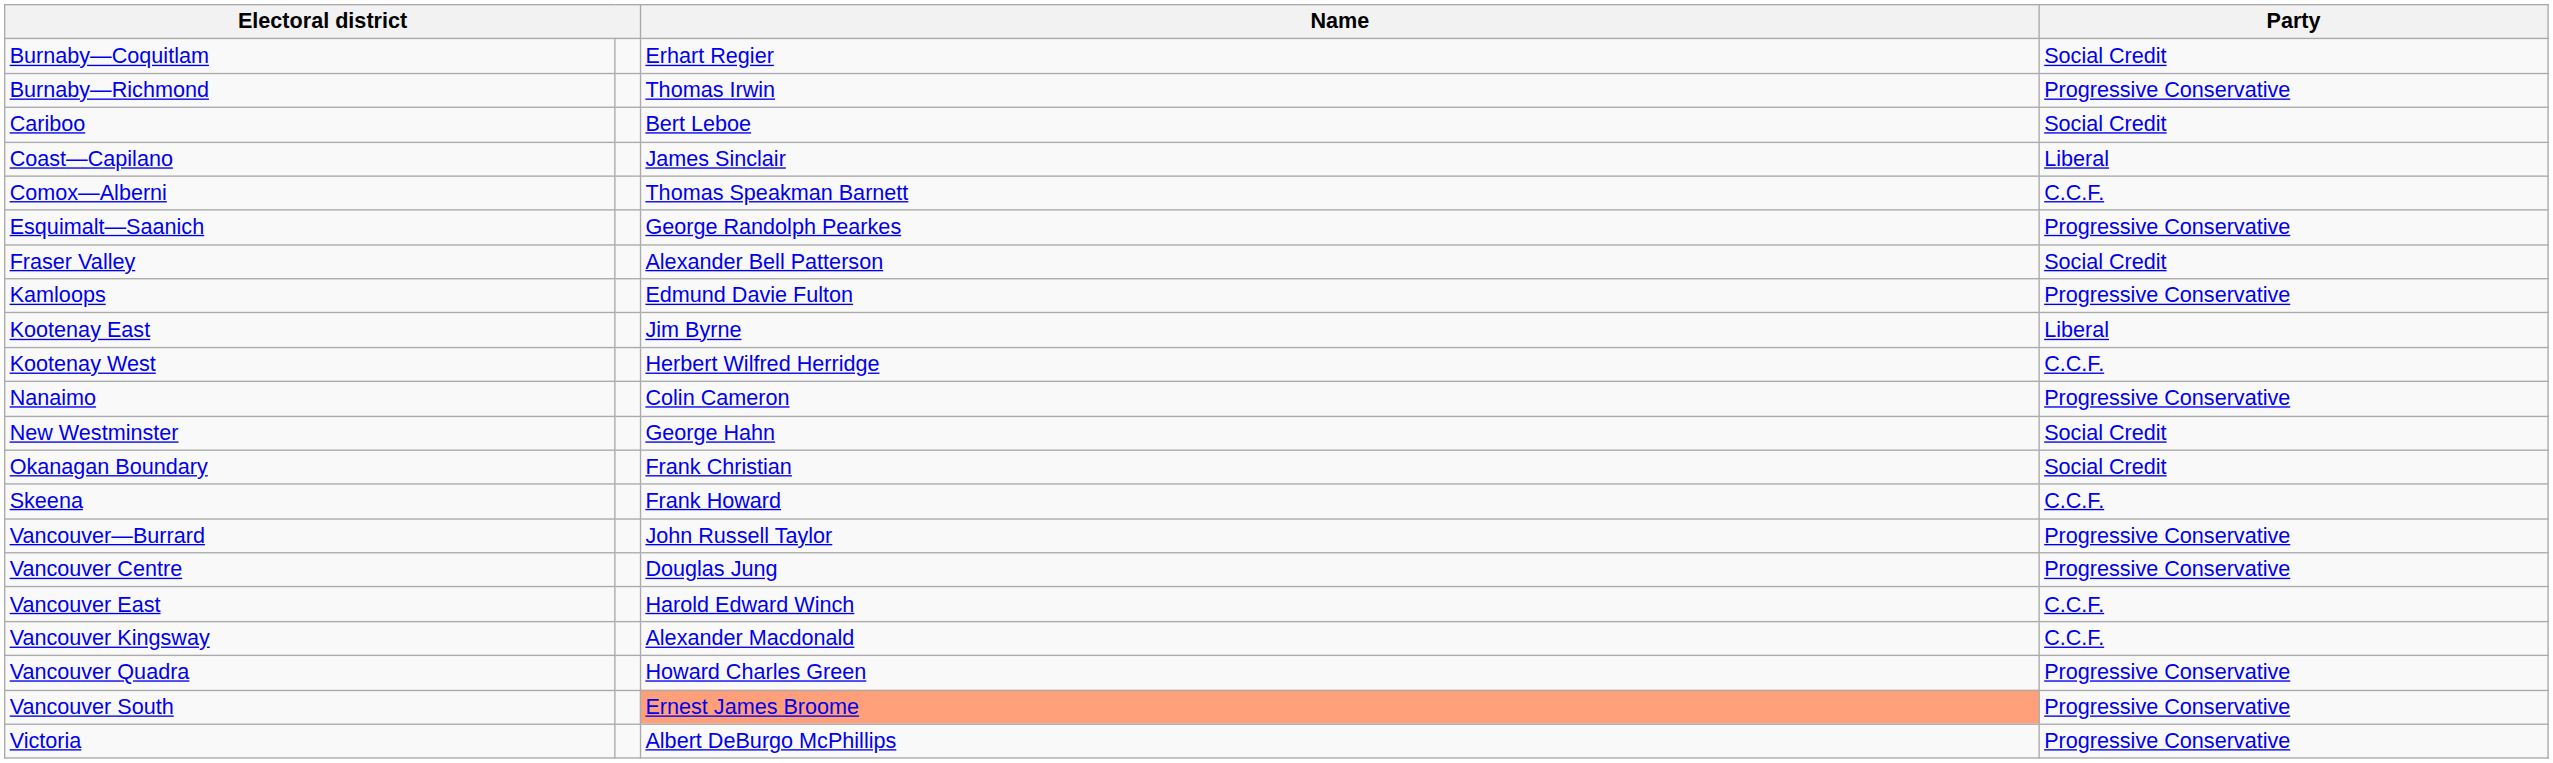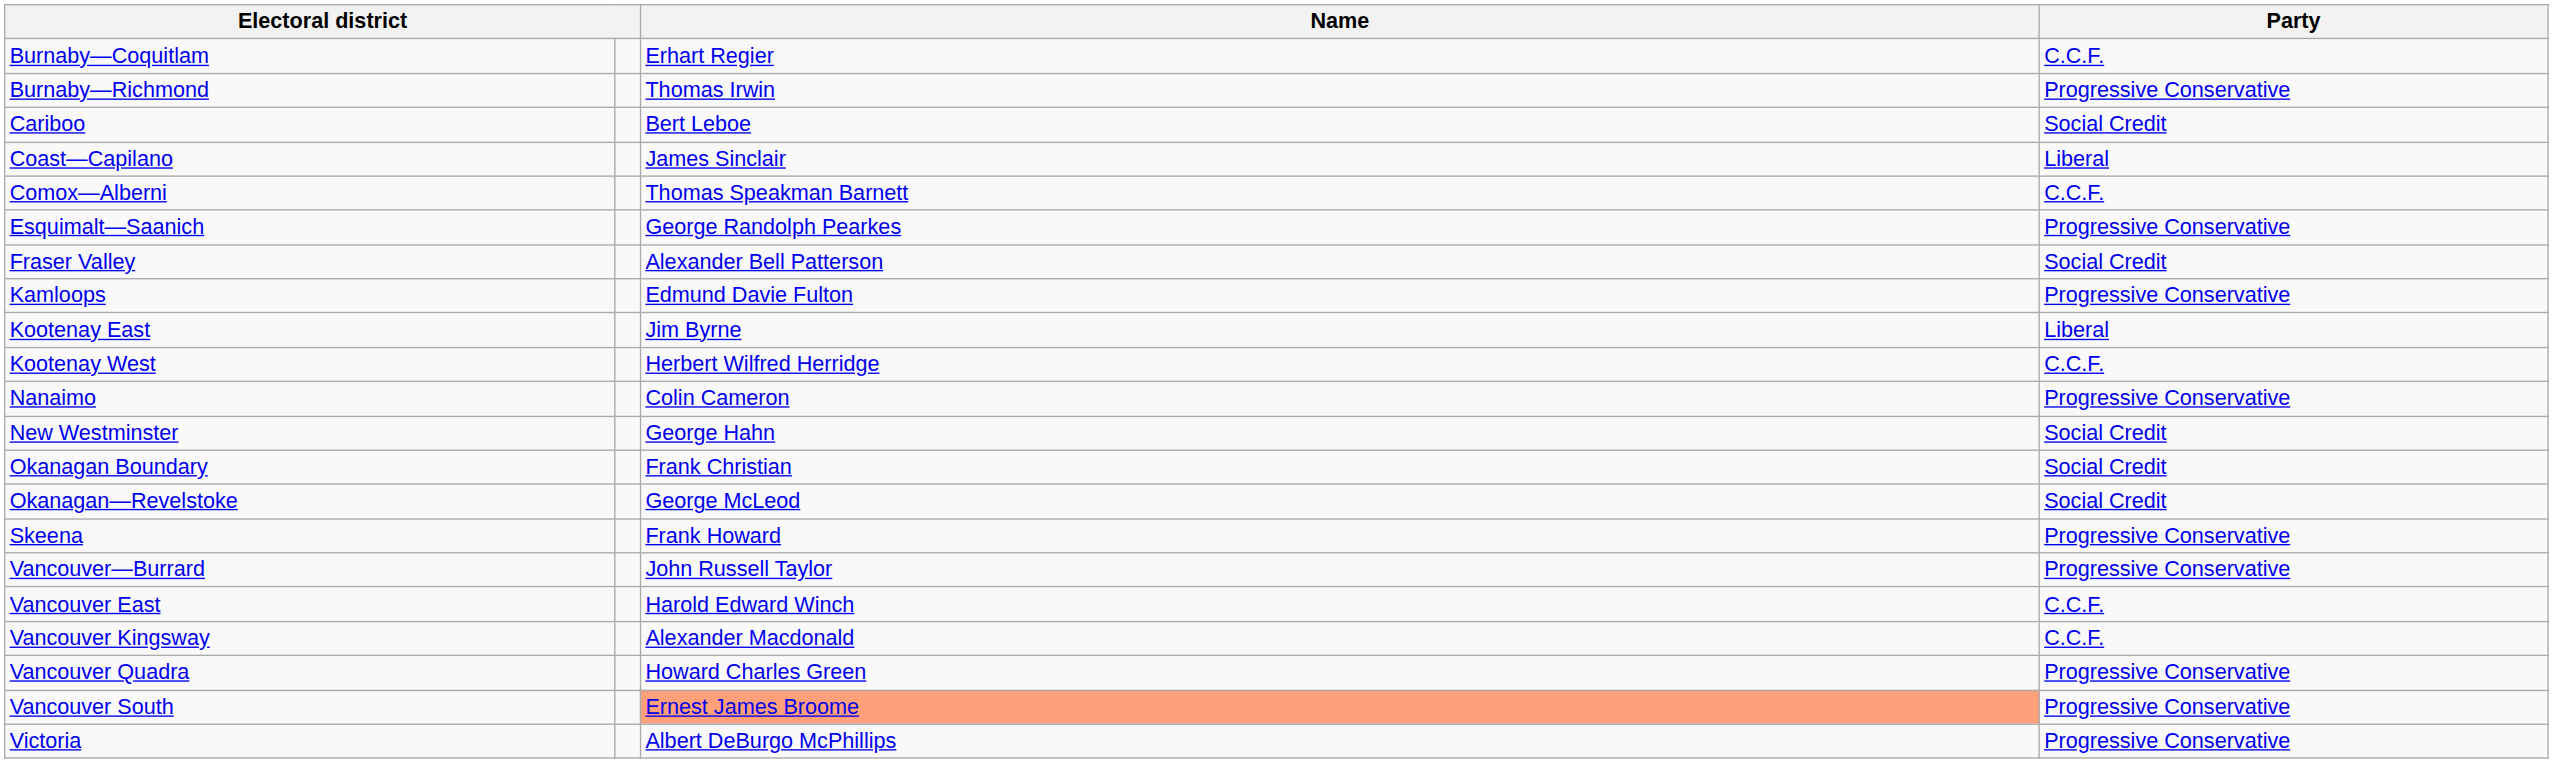(2105, 55) Social Credit -> (2074, 55) C.C.F.
+ row: (124, 501)
(2074, 501) C.C.F. -> (2167, 535) Progressive Conservative
- row: (96, 569)
